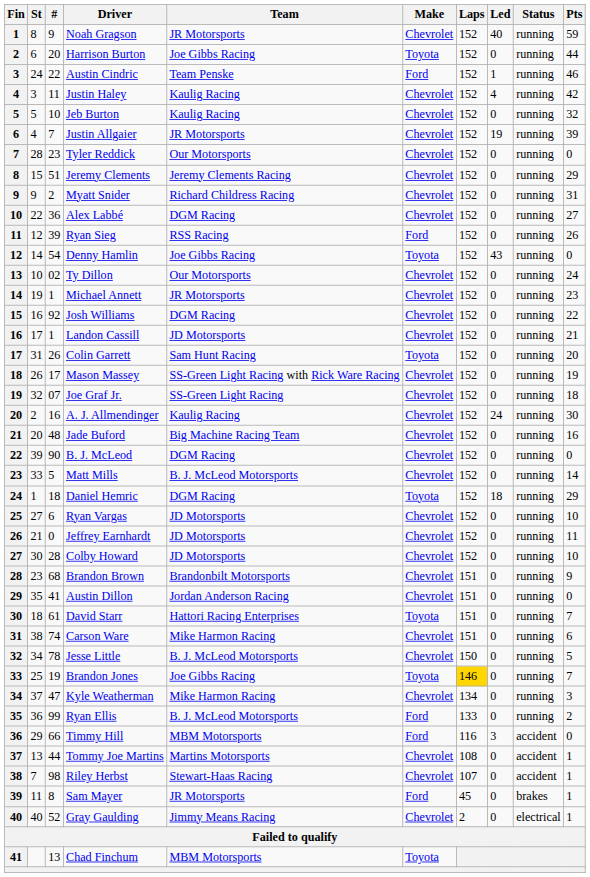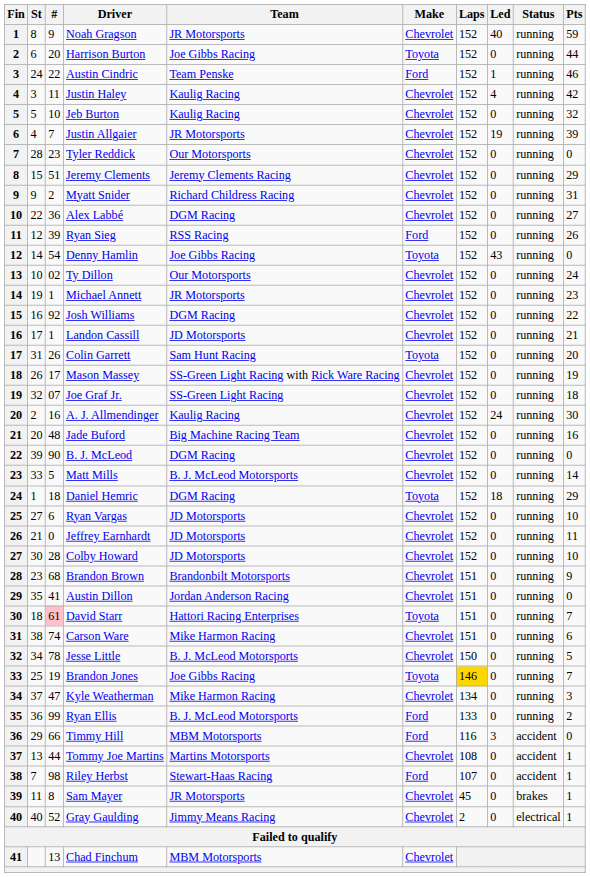(54, 616) no background -> (54, 616) pink background
(429, 776) Chevrolet -> (417, 776) Ford
(417, 796) Ford -> (429, 796) Chevrolet
(422, 856) Toyota -> (429, 856) Chevrolet
